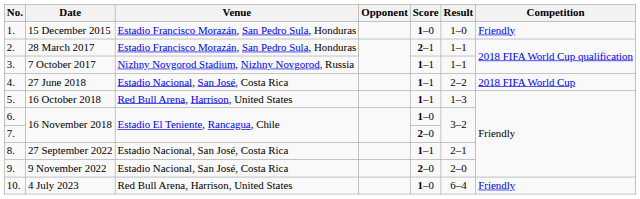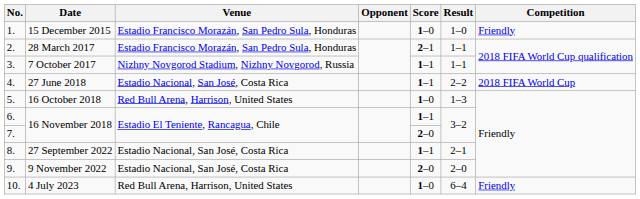(426, 99) 1–1 -> (426, 99) 1–0
(426, 116) 1–0 -> (426, 116) 1–1
